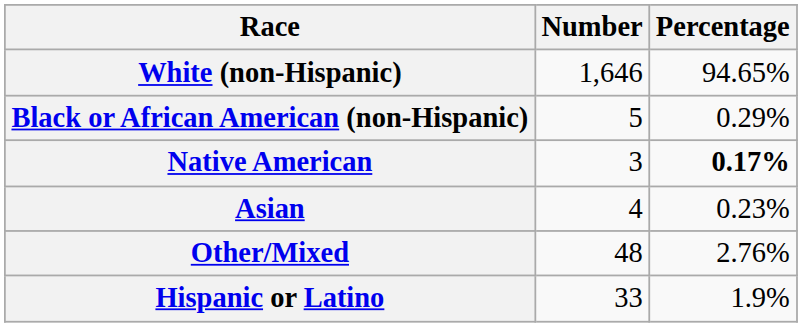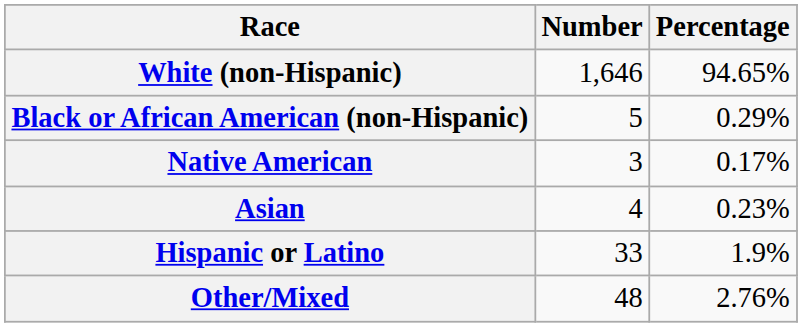(751, 162) bold -> (753, 162) normal
rows swapped: (270, 252) <-> (270, 298)
